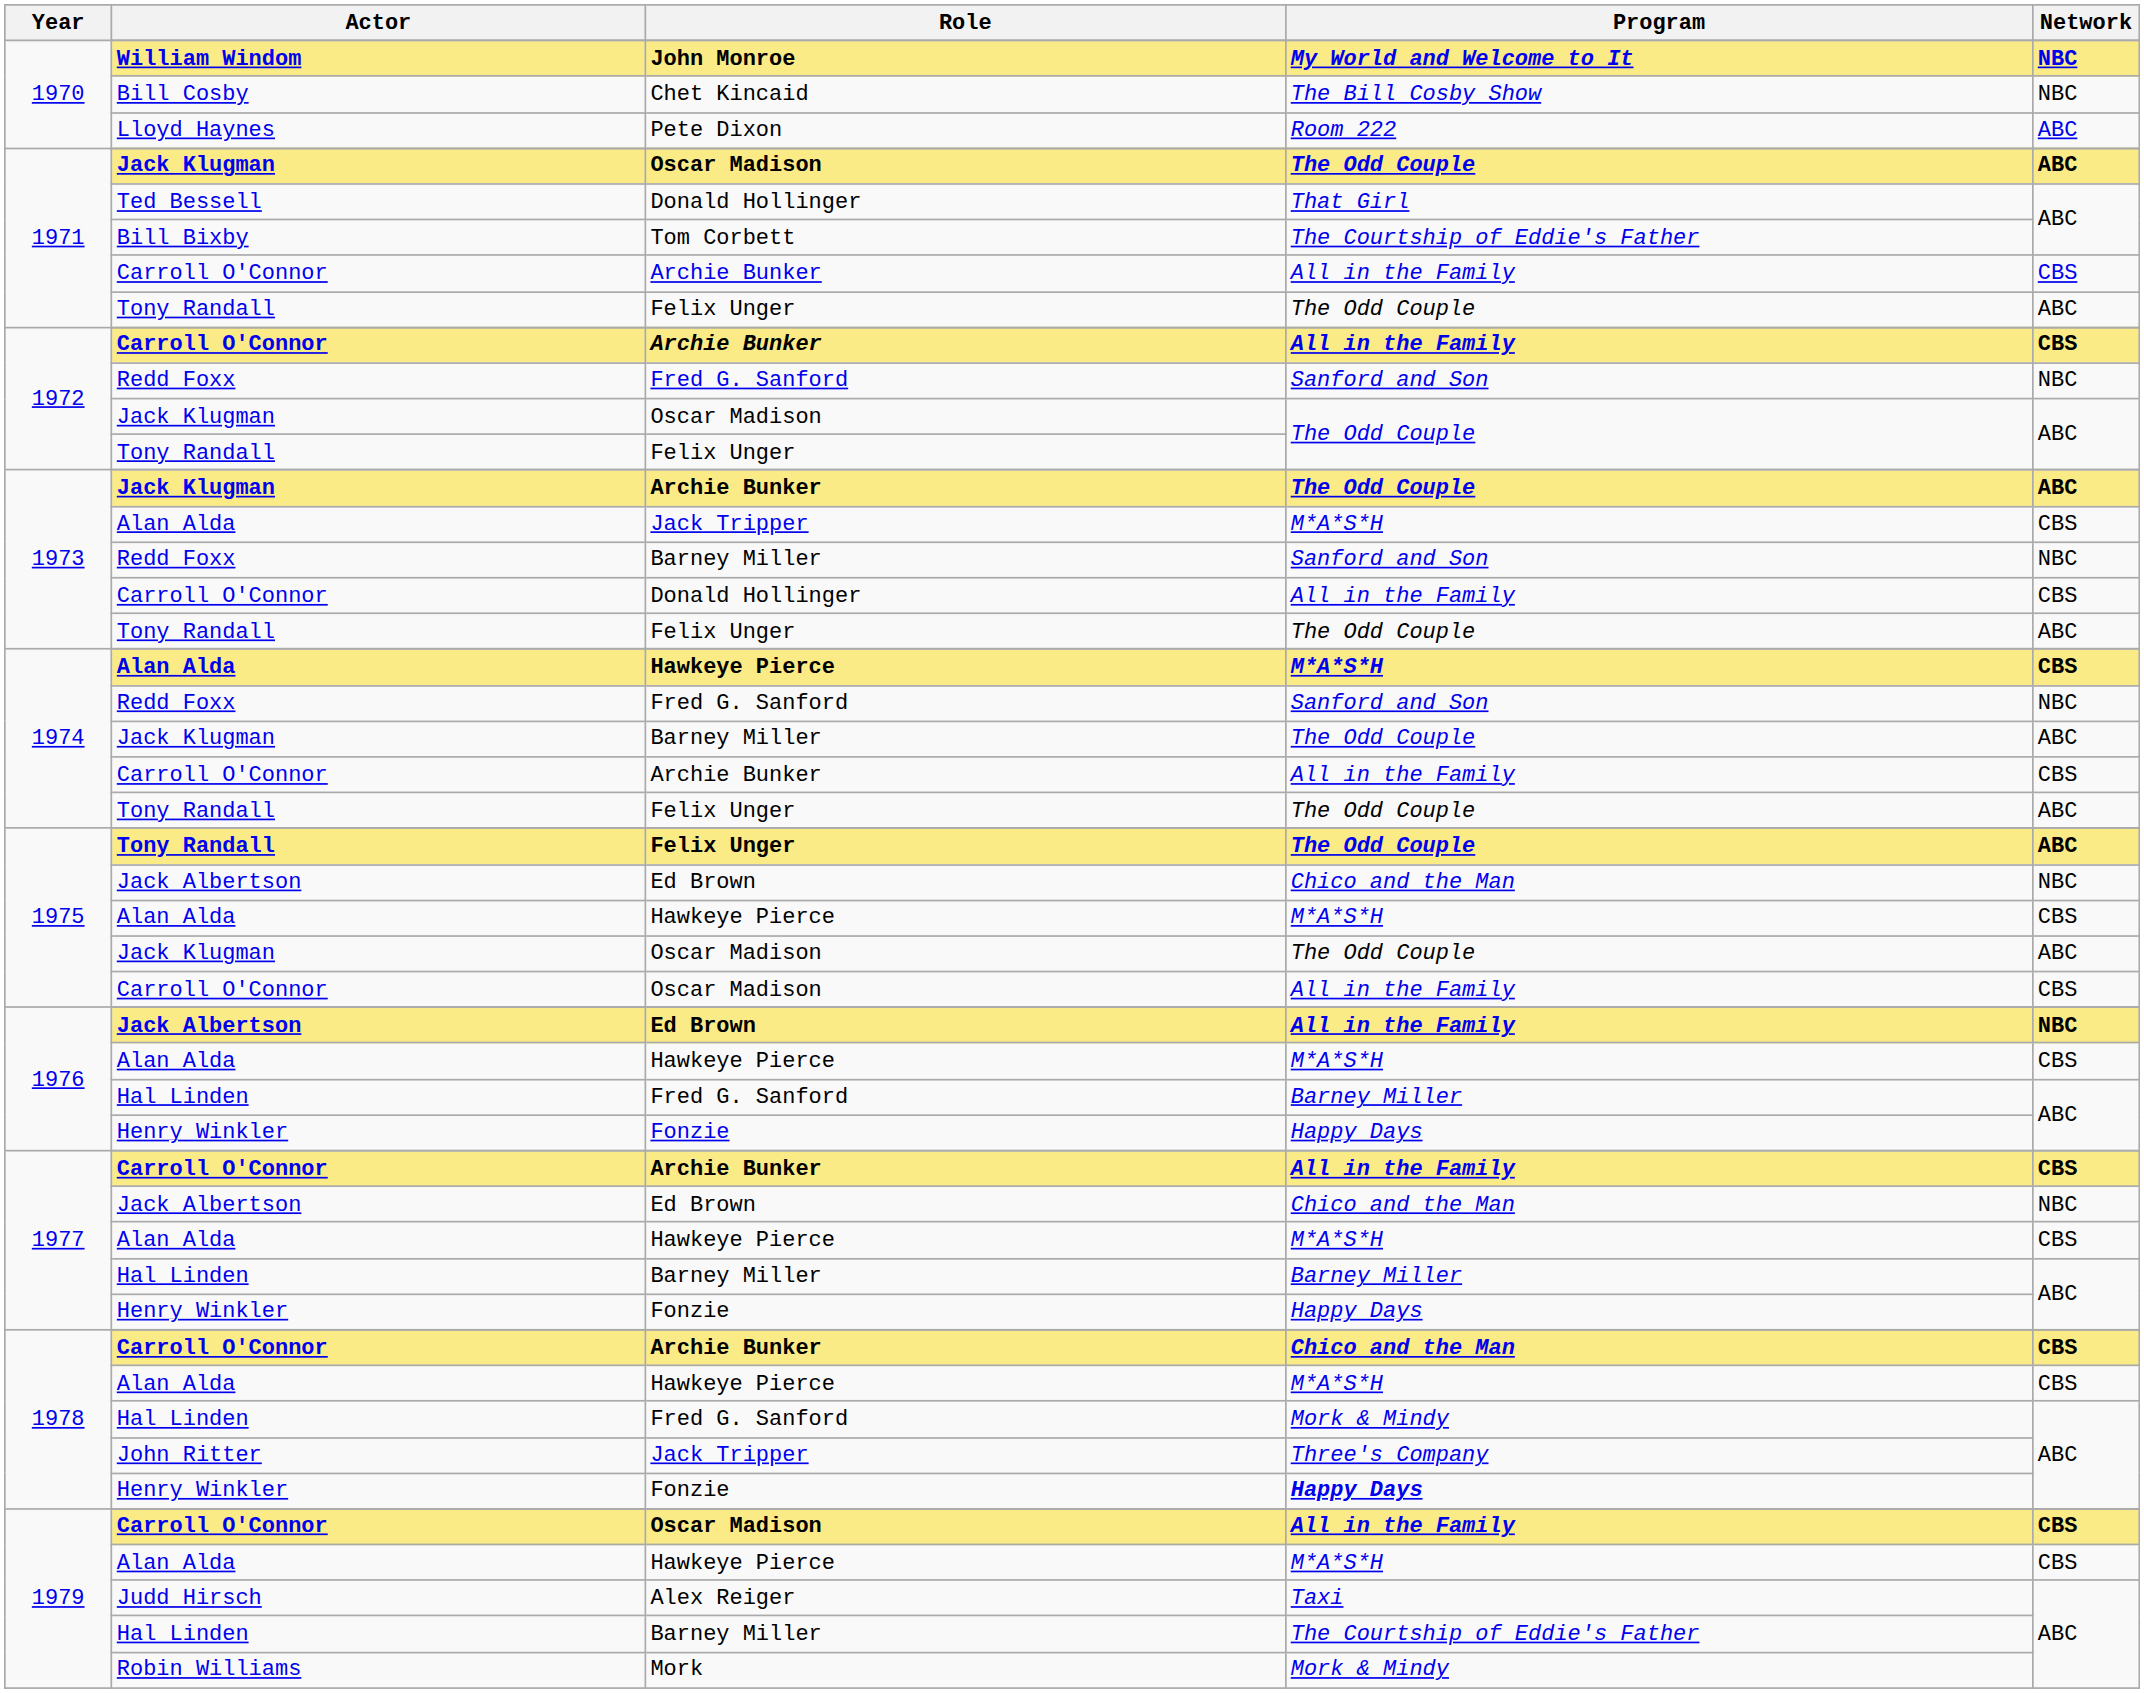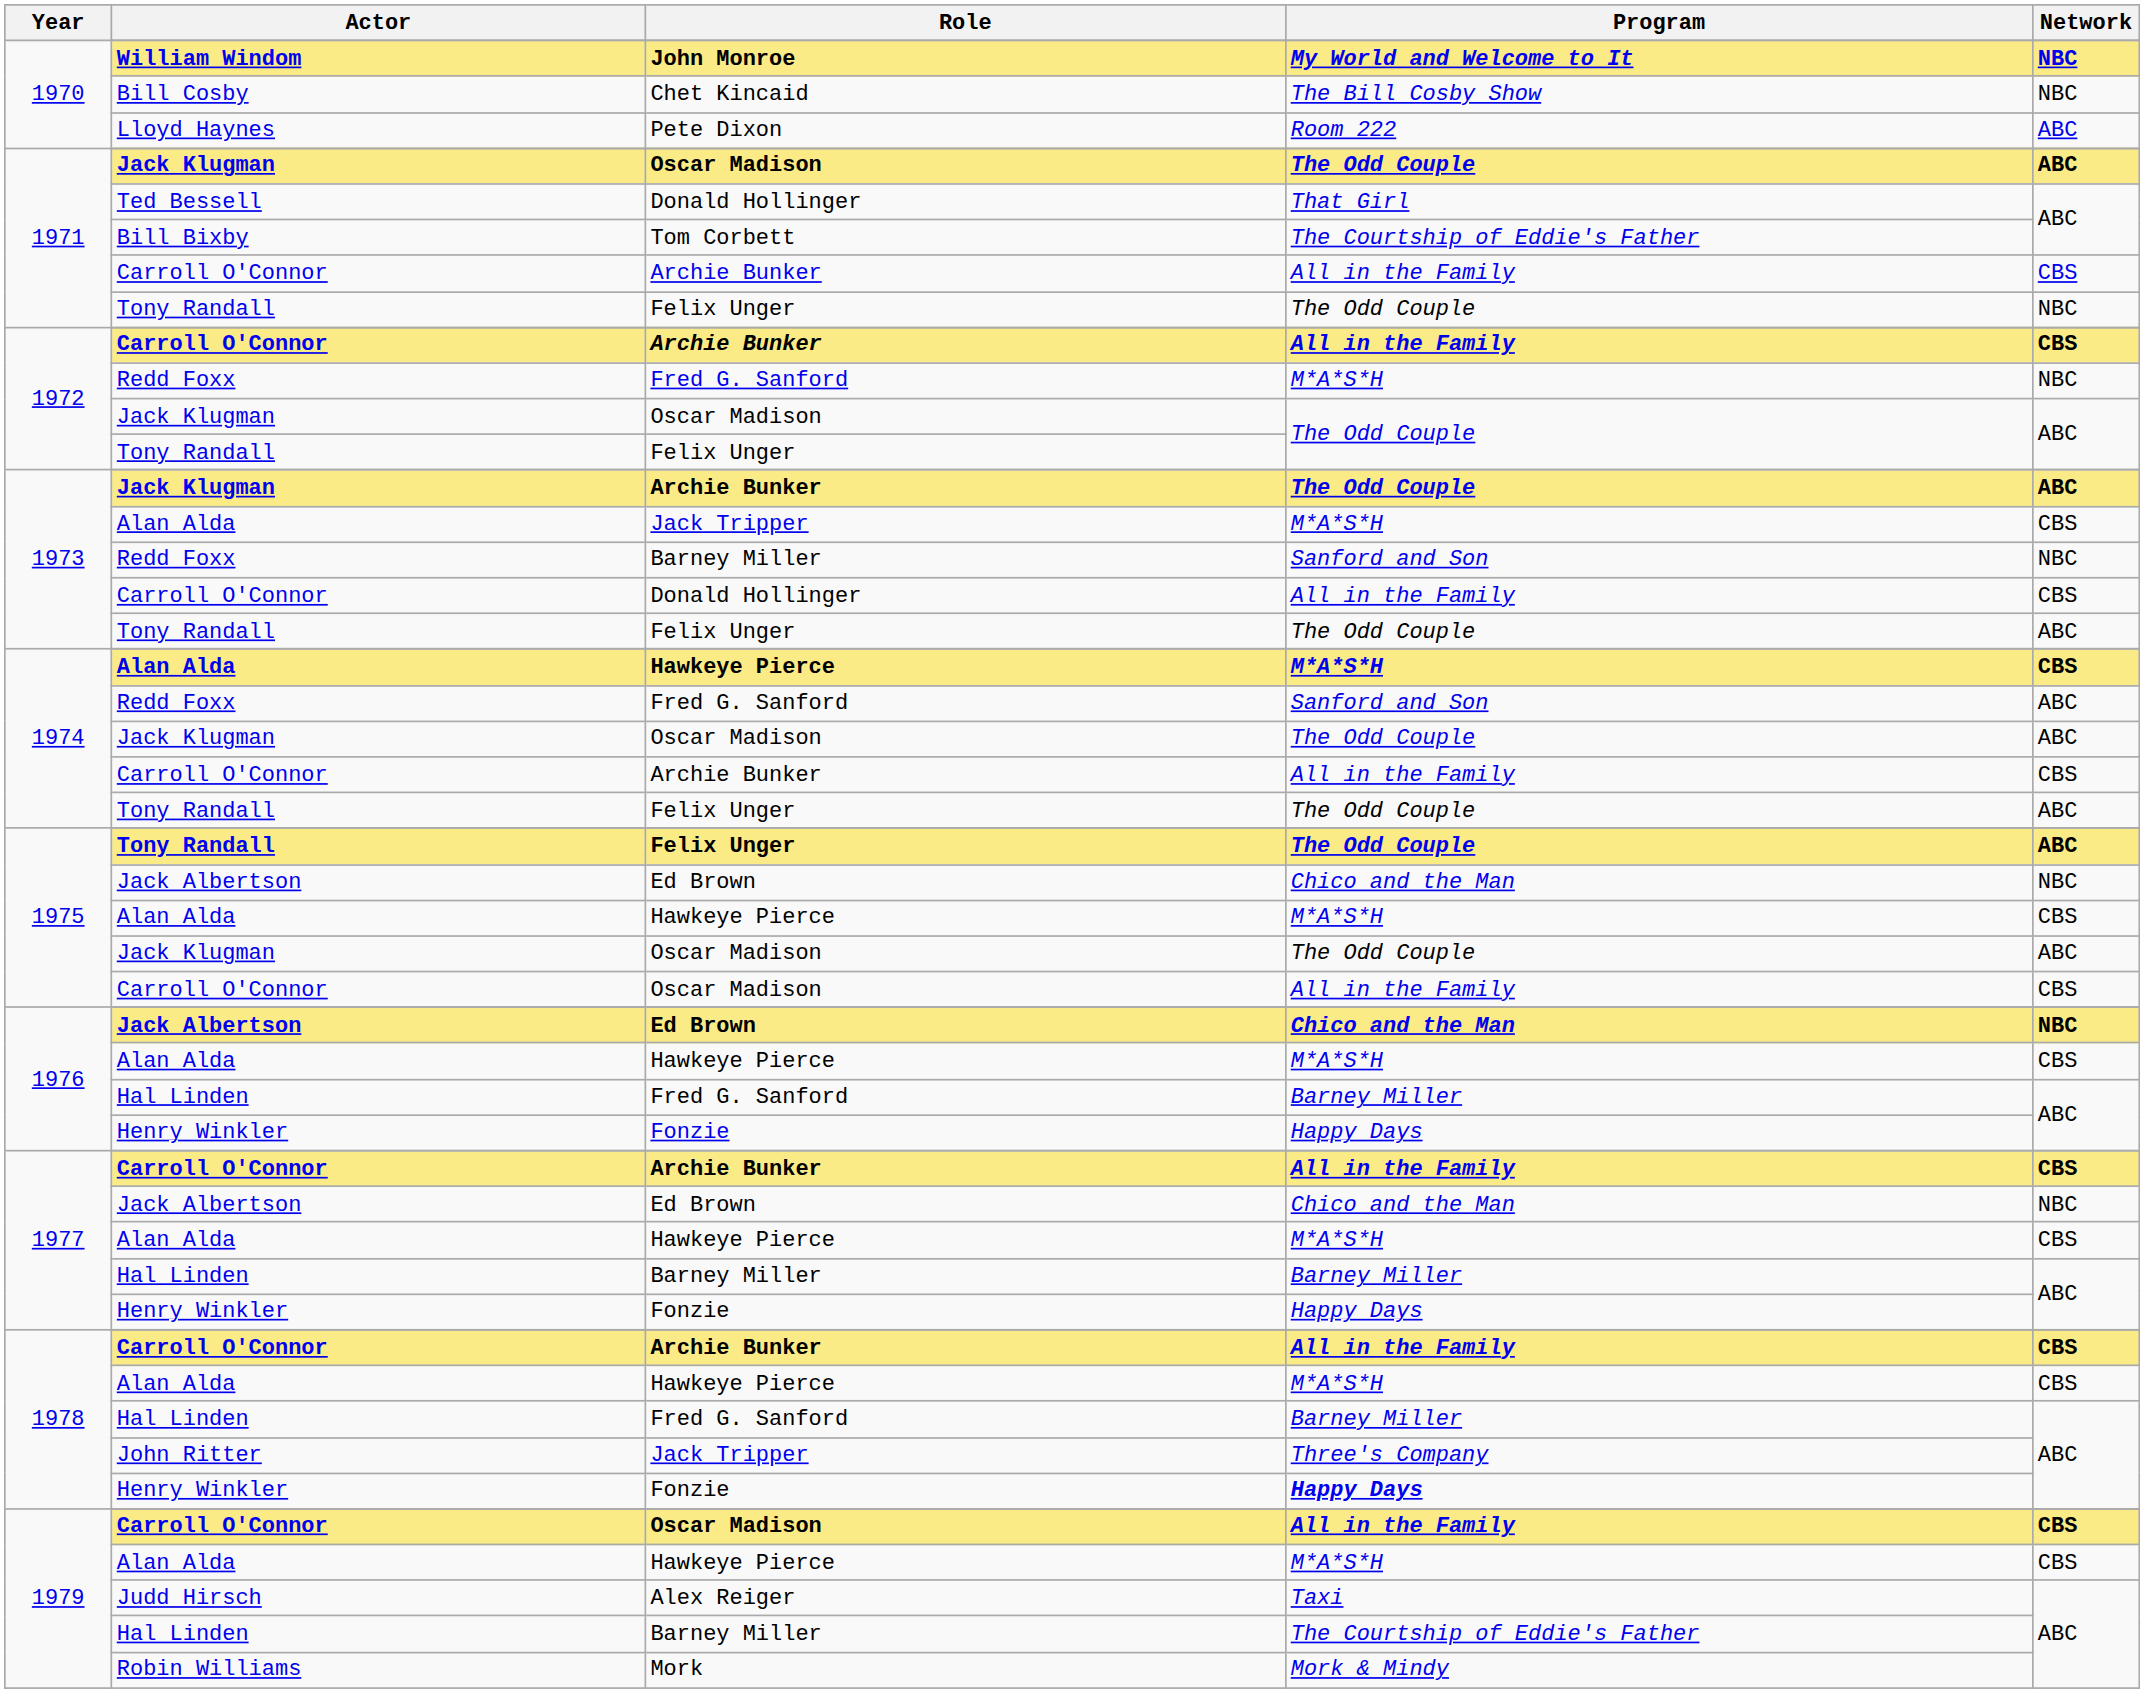(2058, 309) ABC -> (2058, 309) NBC
(1390, 381) Sanford and Son -> (1337, 381) M*A*S*H
(2058, 703) NBC -> (2058, 703) ABC
(736, 739) Barney Miller -> (736, 739) Oscar Madison
(1403, 1025) All in the Family -> (1403, 1025) Chico and the Man
(1403, 1348) Chico and the Man -> (1403, 1348) All in the Family
(1370, 1419) Mork & Mindy -> (1376, 1419) Barney Miller
